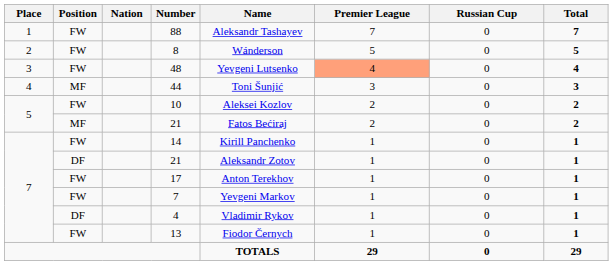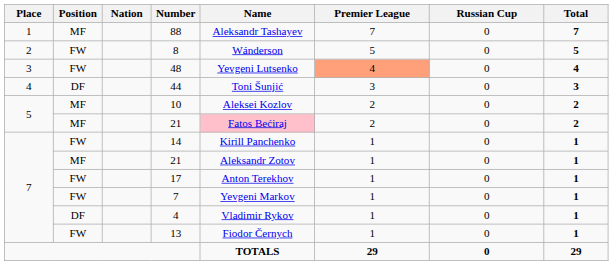(78, 32) FW -> (78, 32) MF
(78, 87) MF -> (78, 87) DF
(78, 105) FW -> (78, 105) MF
(258, 123) no background -> (258, 123) pink background
(78, 160) DF -> (78, 160) MF
